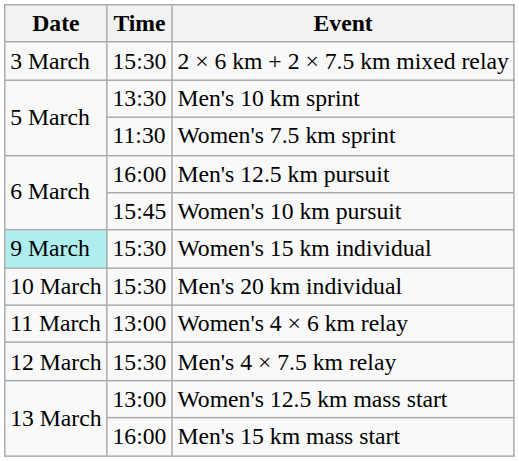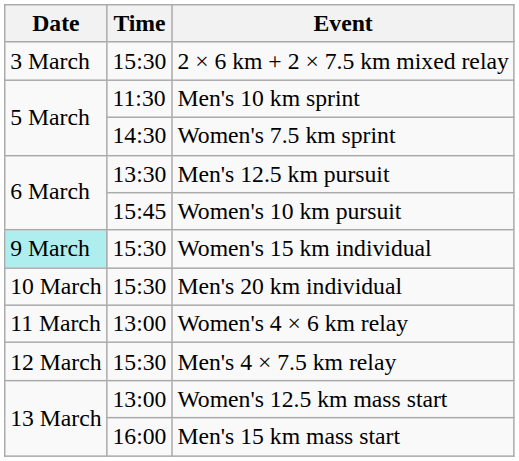(140, 98) 13:30 -> (139, 98) 11:30
(139, 135) 11:30 -> (140, 135) 14:30
(140, 173) 16:00 -> (140, 173) 13:30
